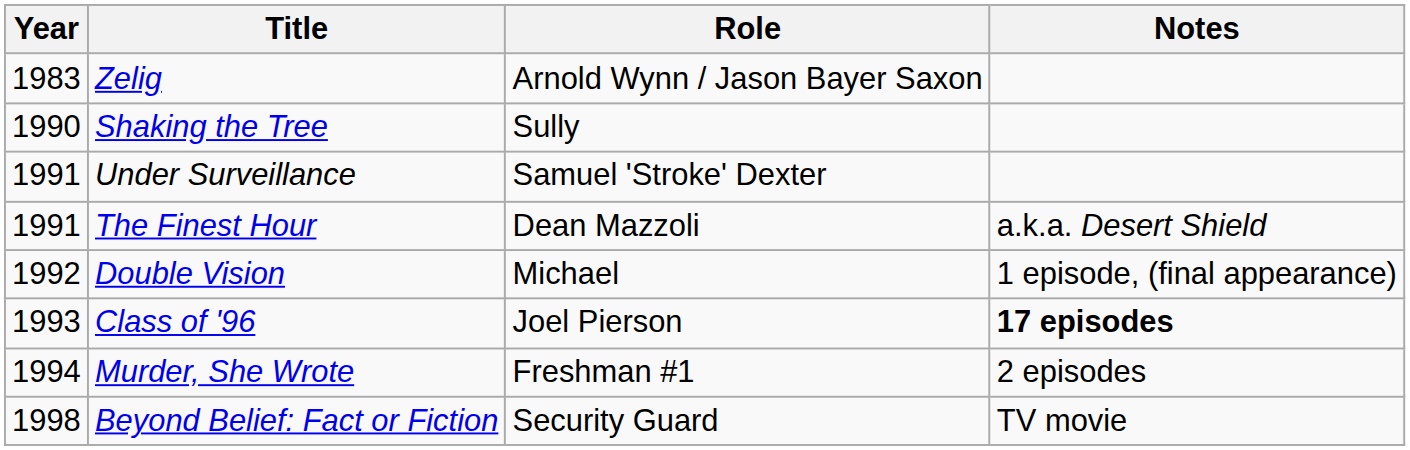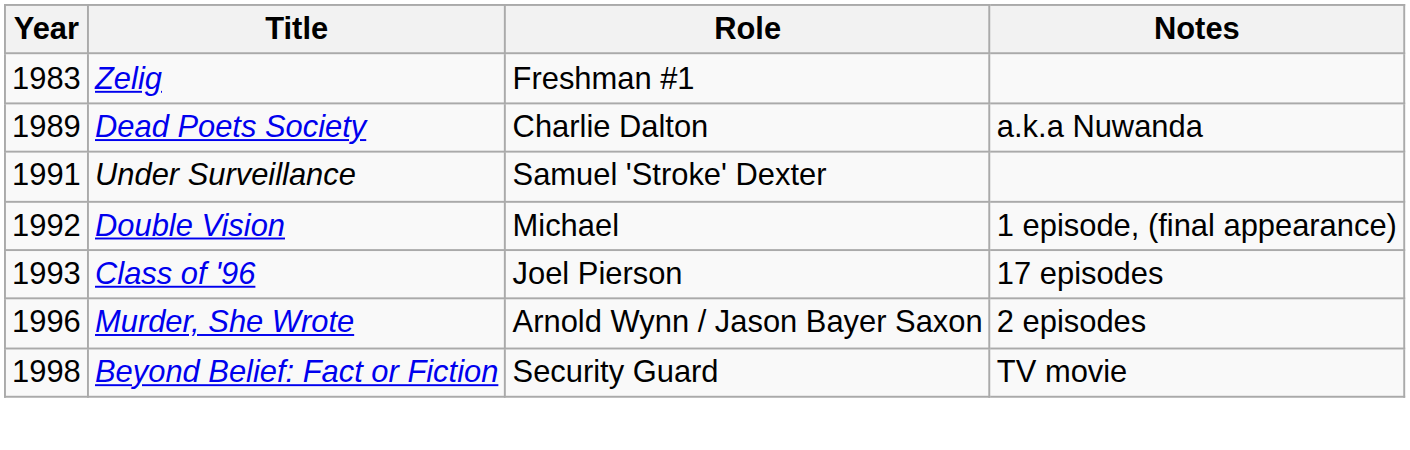(748, 77) Arnold Wynn / Jason Bayer Saxon -> (604, 77) Freshman #1
+ row: (231, 126)
- row: (211, 126)
- row: (206, 224)
(1085, 322) bold -> (1080, 273) normal
(46, 371) 1994 -> (46, 322) 1996
(604, 371) Freshman #1 -> (748, 322) Arnold Wynn / Jason Bayer Saxon
